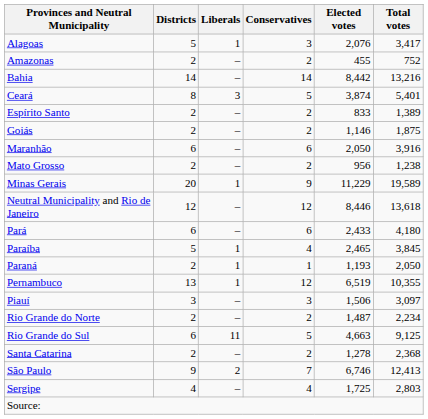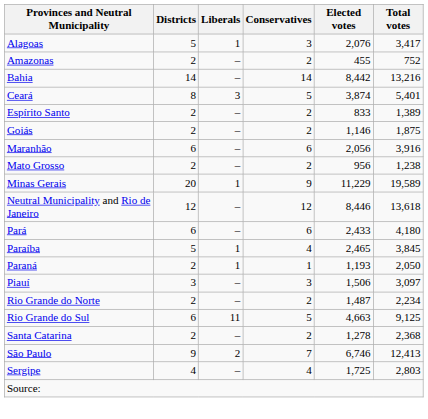(358, 148) 2,050 -> (358, 148) 2,056
- row: (34, 283)
